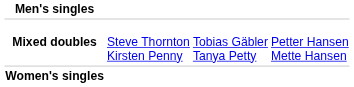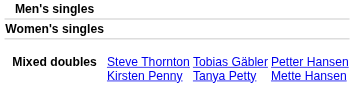rows swapped: (55, 76) <-> (55, 42)
